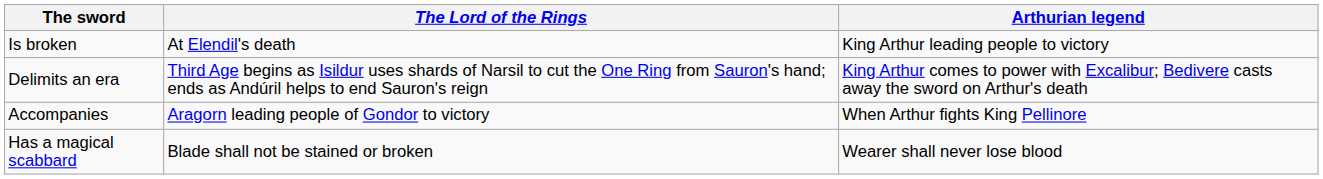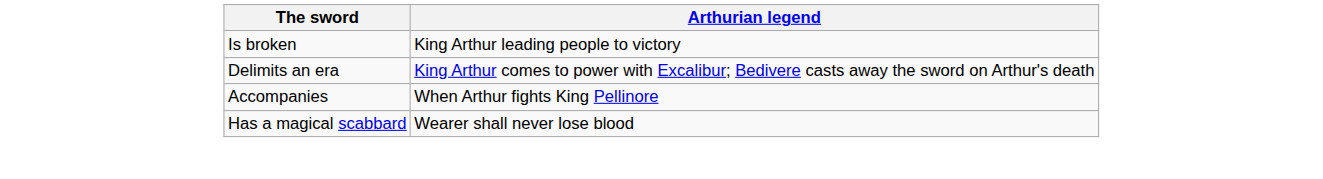- column: (501, 17)
